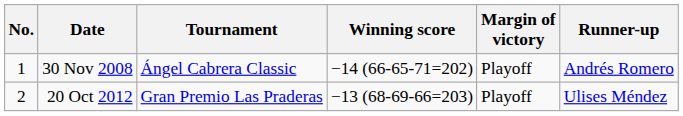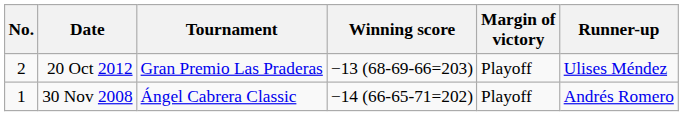rows swapped: (87, 68) <-> (90, 96)
